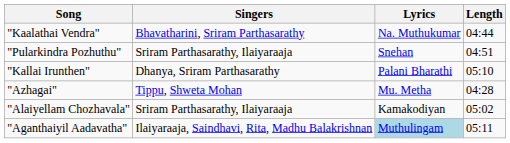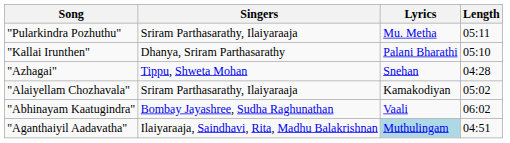- row: (53, 33)
(396, 52) Snehan -> (410, 33) Mu. Metha
(480, 52) 04:51 -> (477, 33) 05:11
(405, 90) Mu. Metha -> (401, 71) Snehan
+ row: (71, 109)
(480, 128) 05:11 -> (477, 128) 04:51
